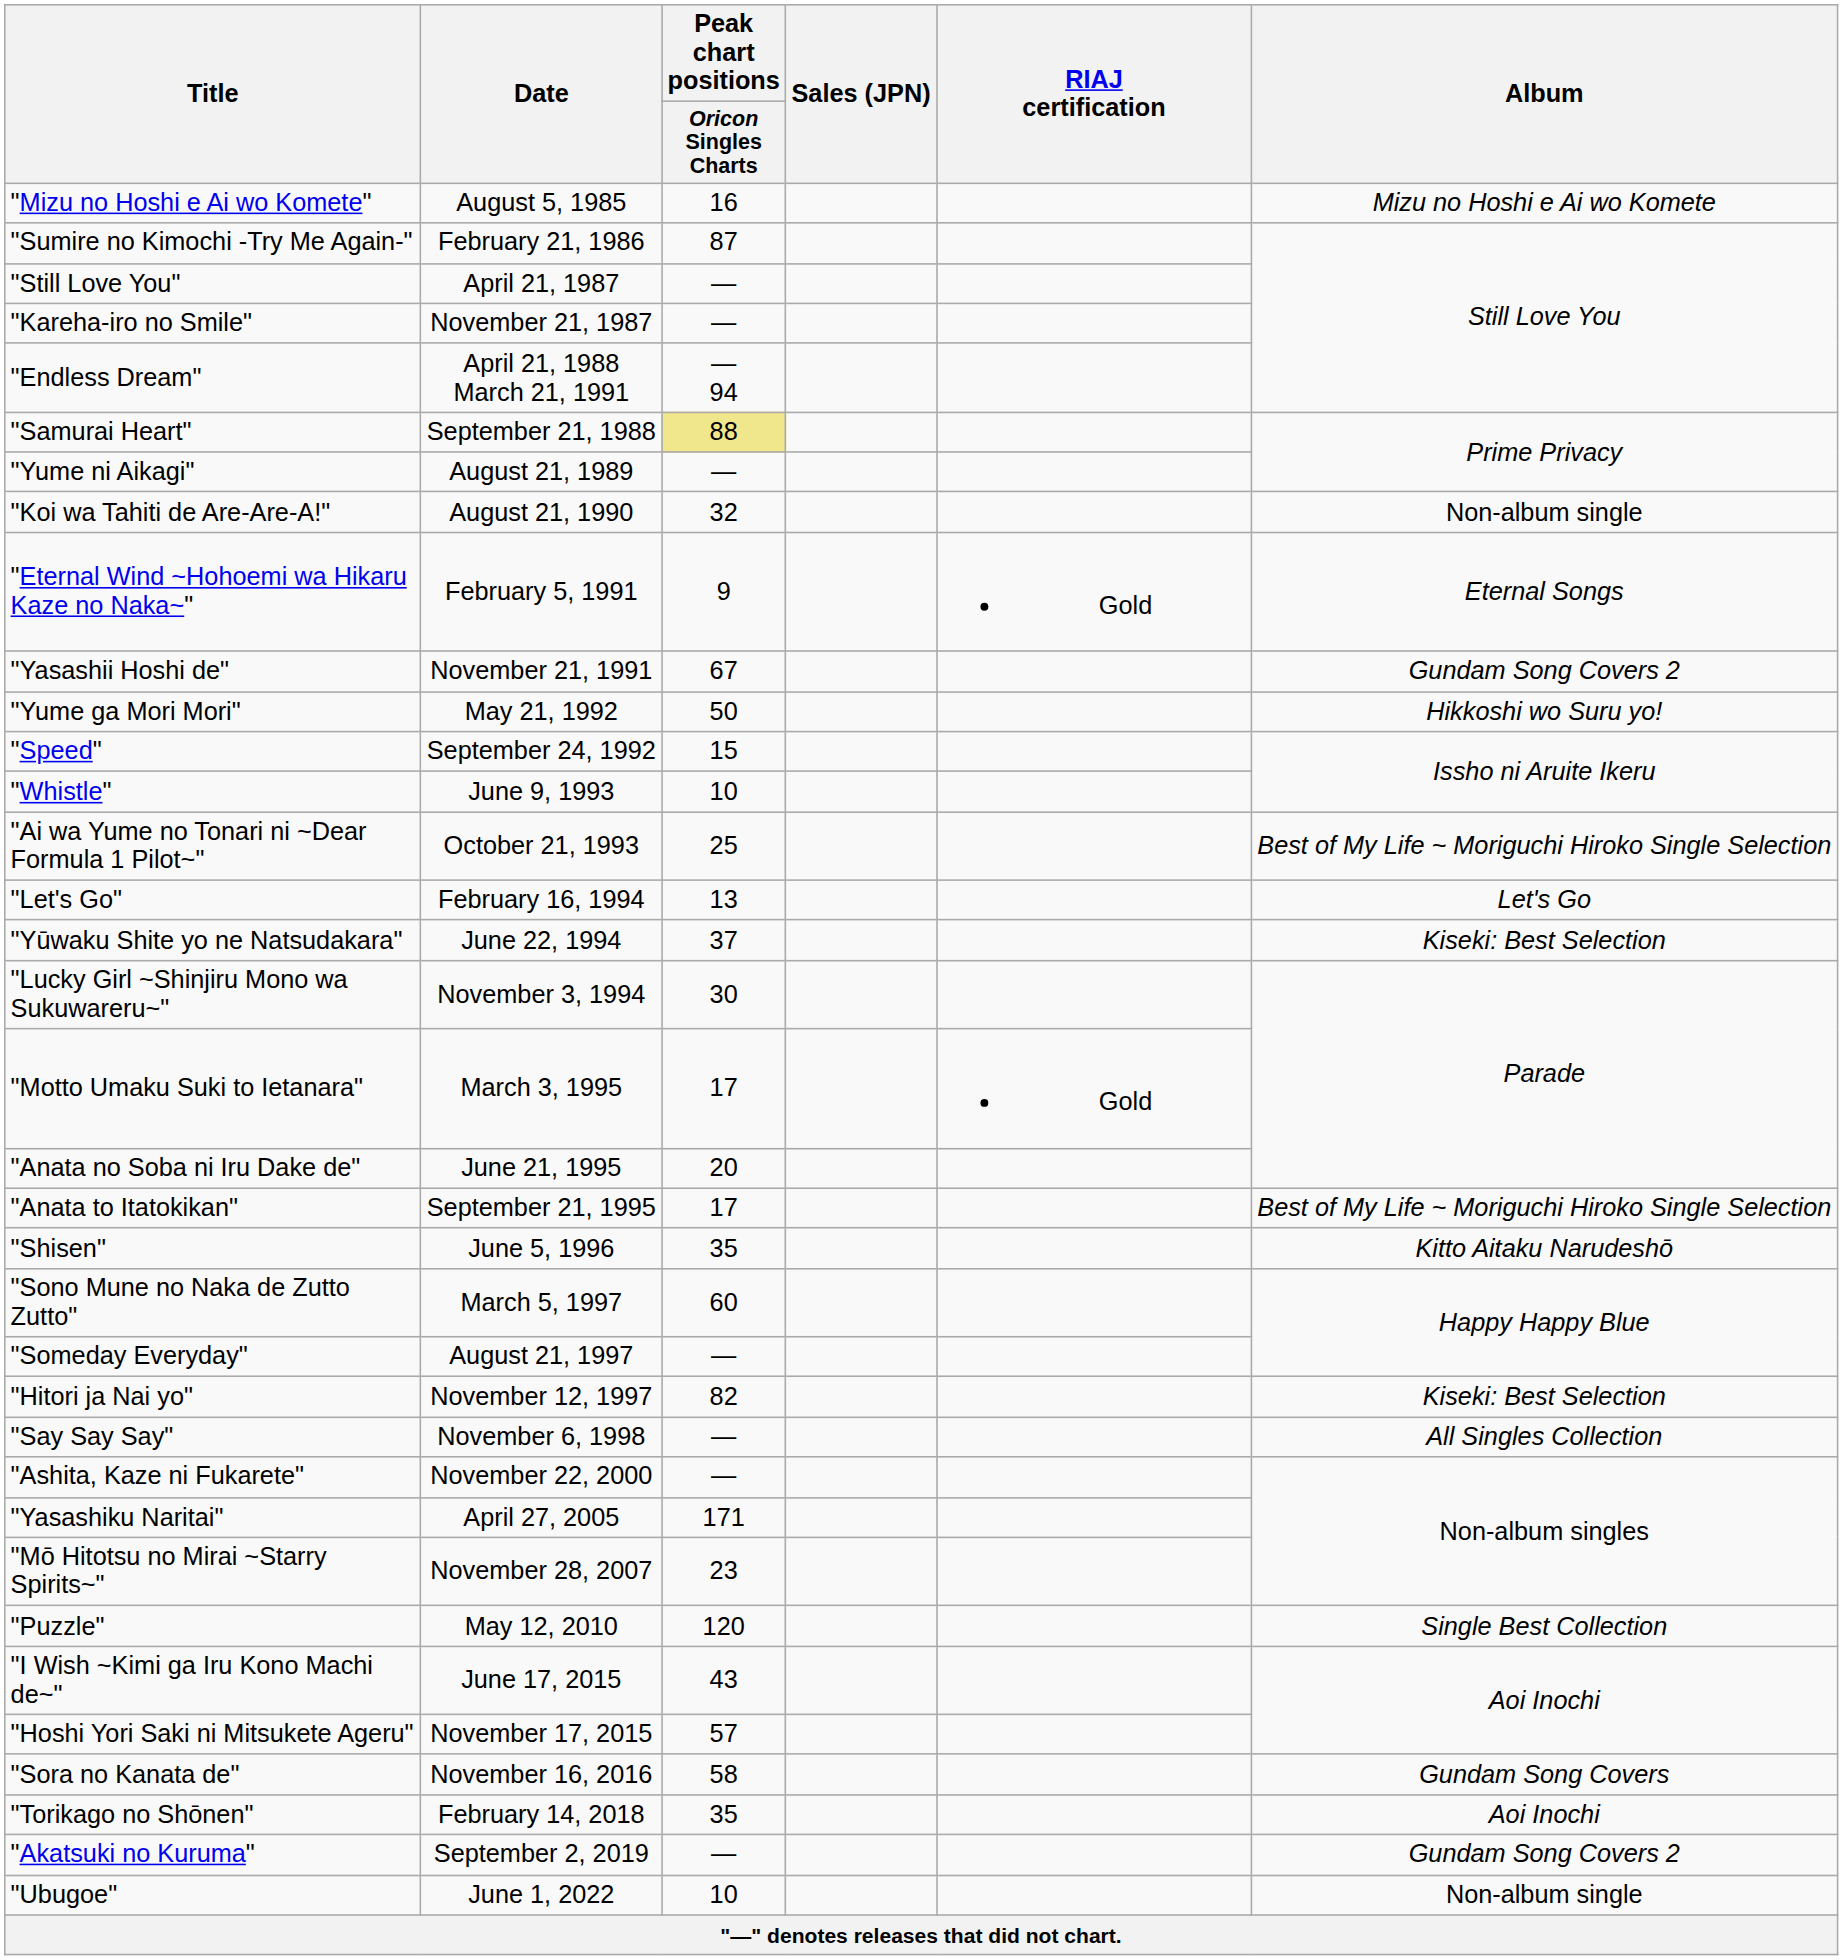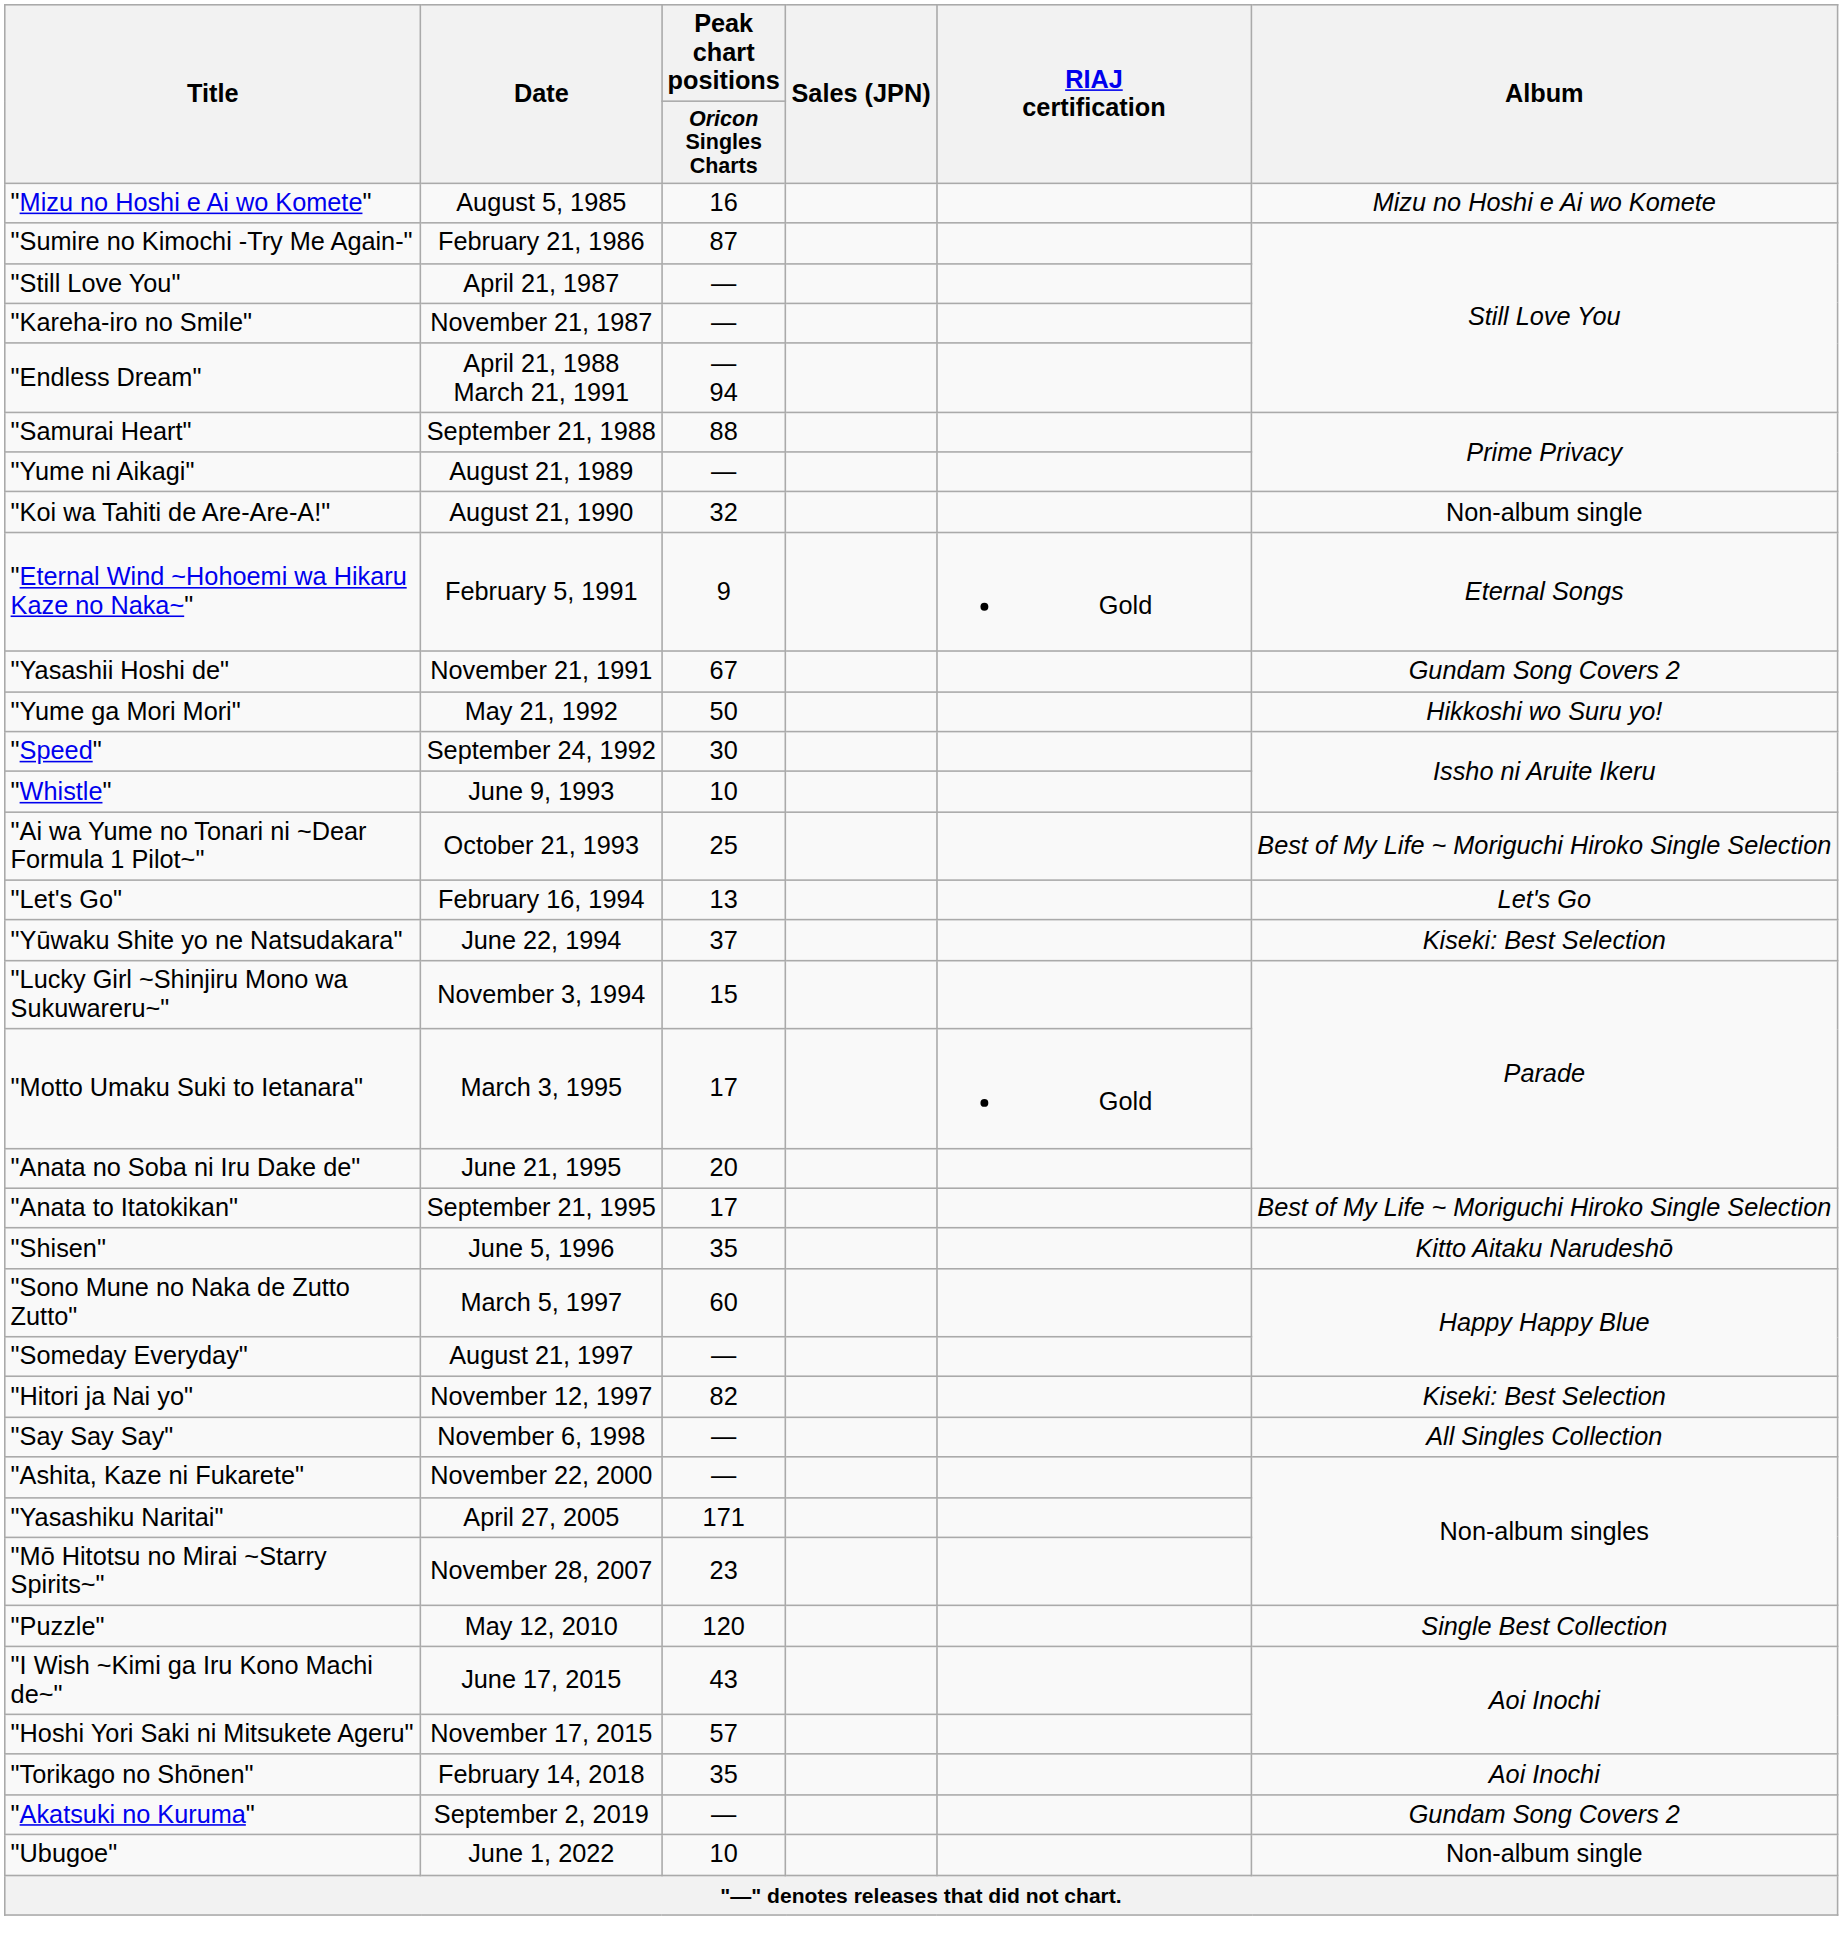(724, 431) khaki background -> (724, 431) no background
(724, 751) 15 -> (724, 751) 30
(724, 994) 30 -> (724, 994) 15
- row: (125, 1774)
